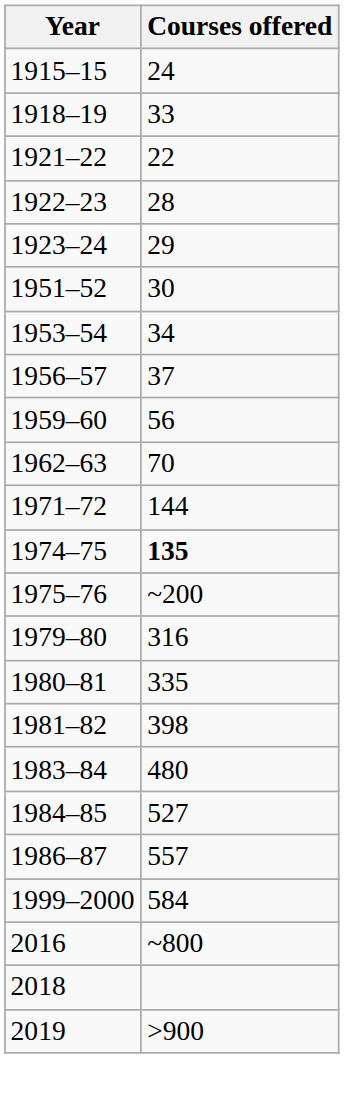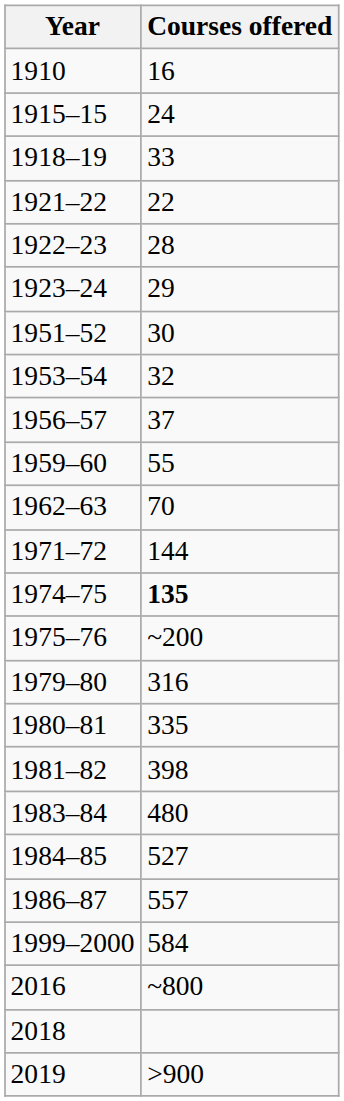+ row: (38, 70)
(161, 332) 34 -> (161, 376) 32
(161, 419) 56 -> (161, 463) 55
